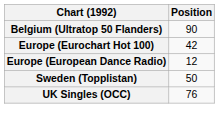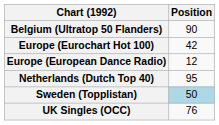+ row: (86, 78)
(192, 78) no background -> (192, 95) lightblue background
